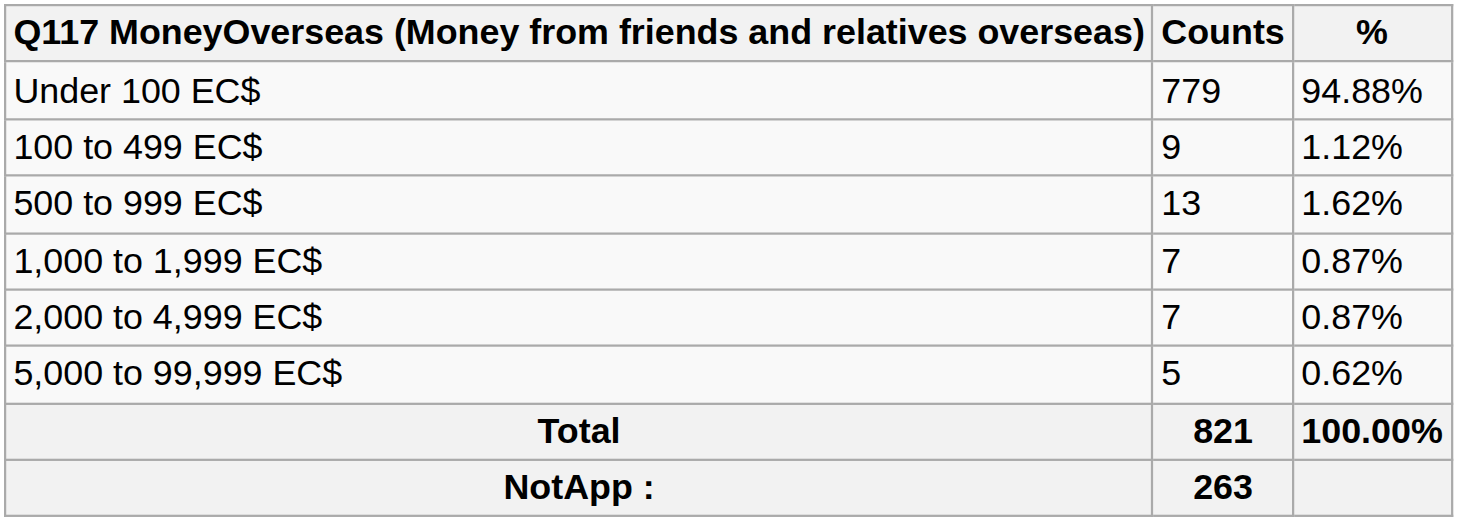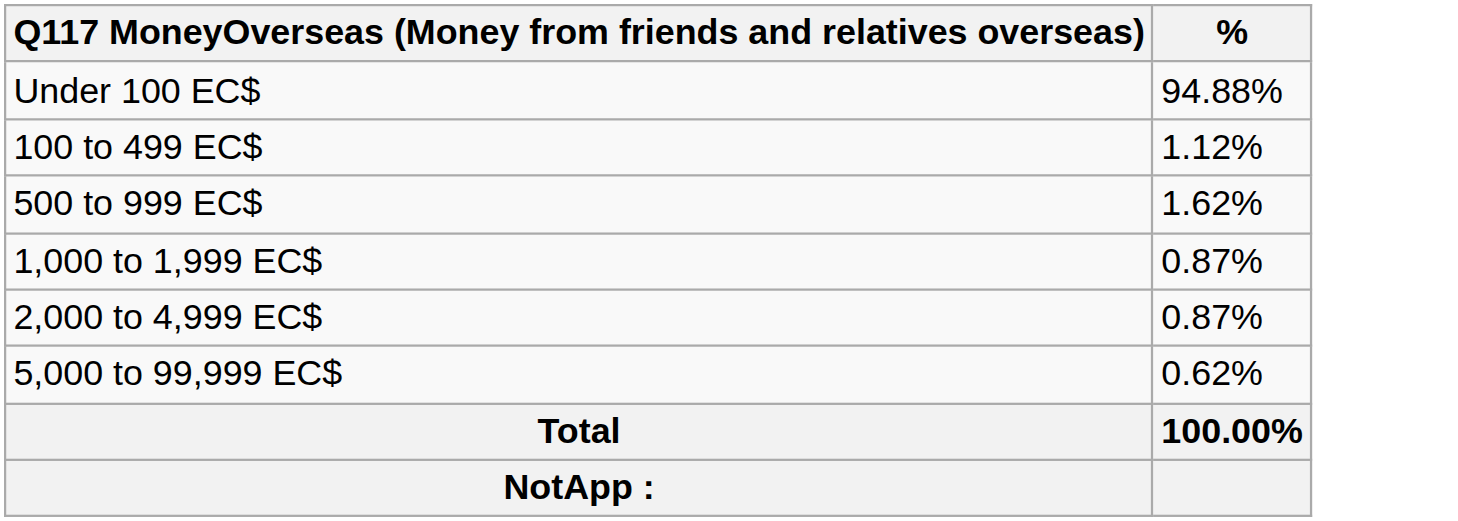- column: (1223, 32)
